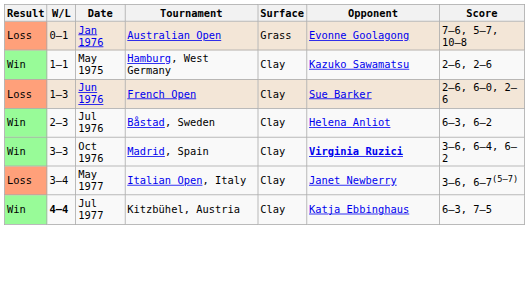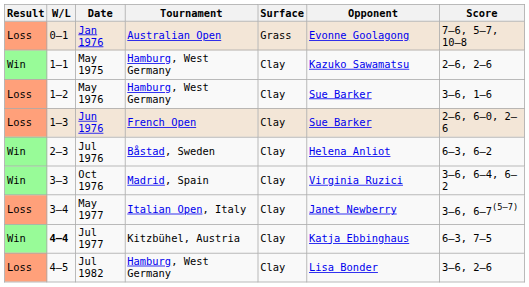+ row: (91, 94)
(356, 152) bold -> (356, 181) normal
+ row: (91, 267)
